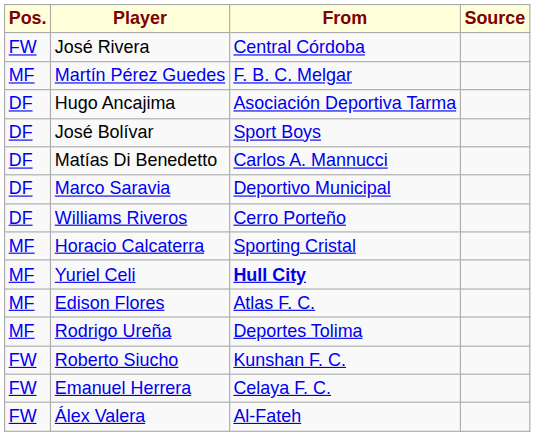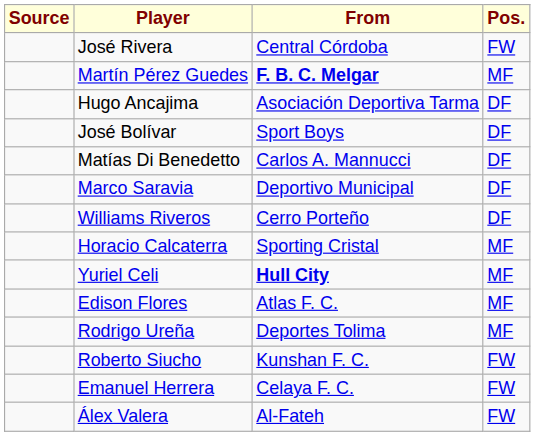columns swapped: (28, 18) <-> (495, 18)
(293, 75) normal -> (318, 75) bold
